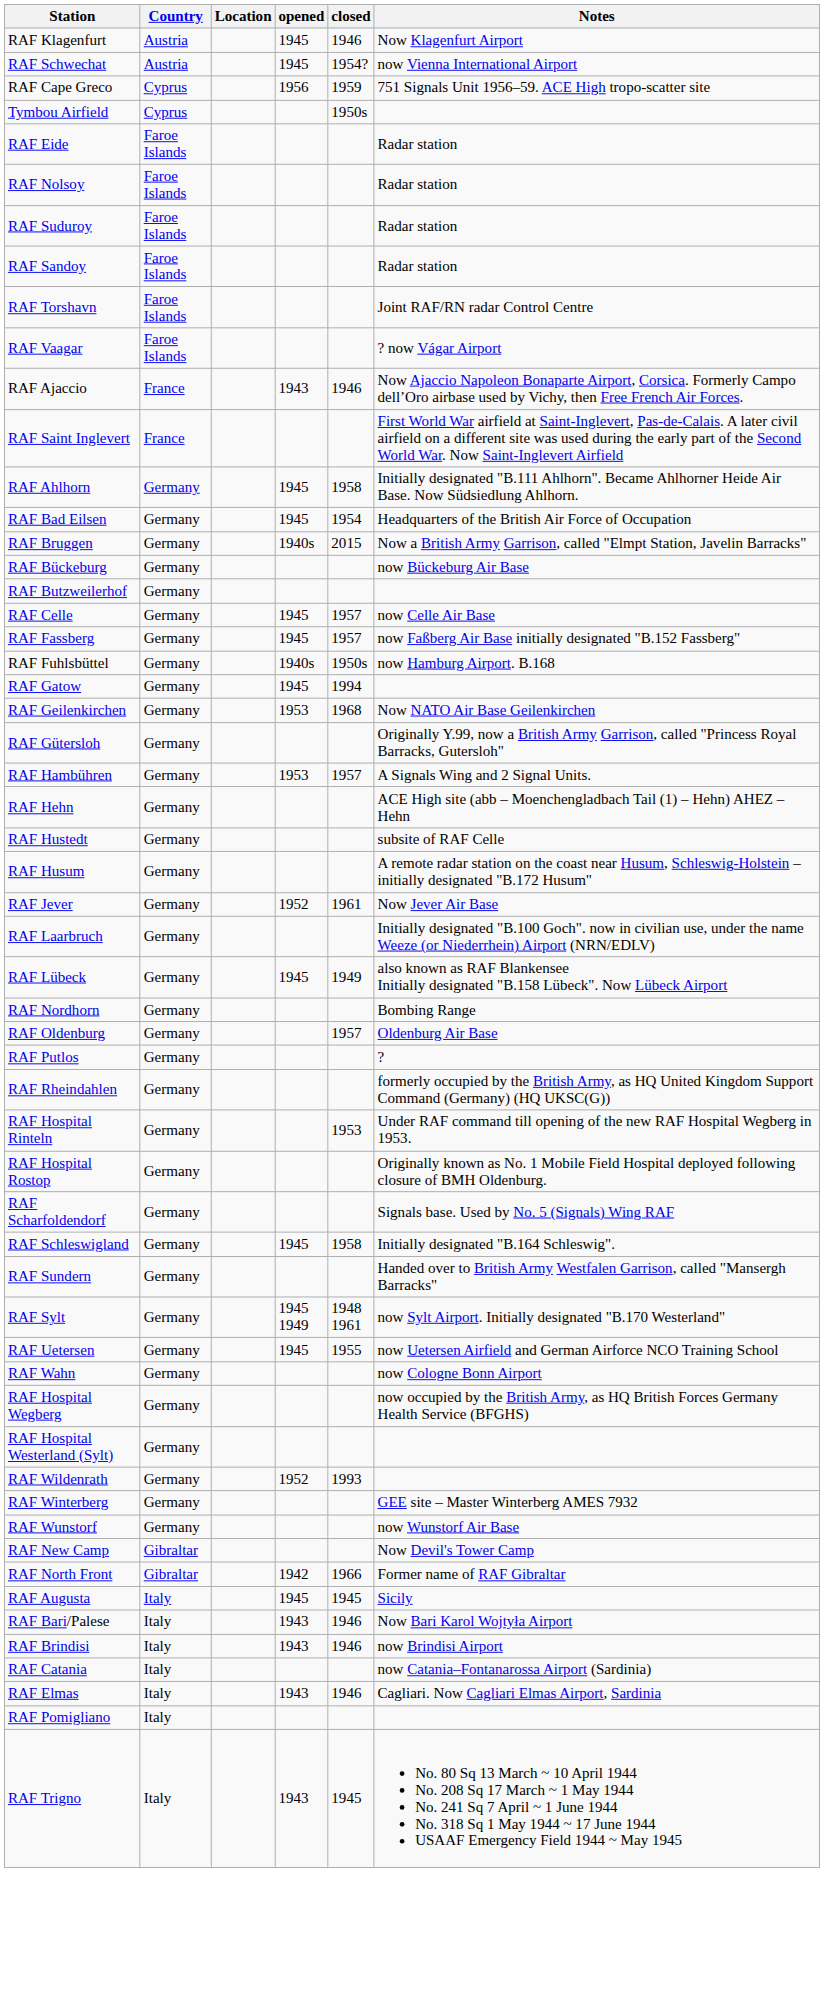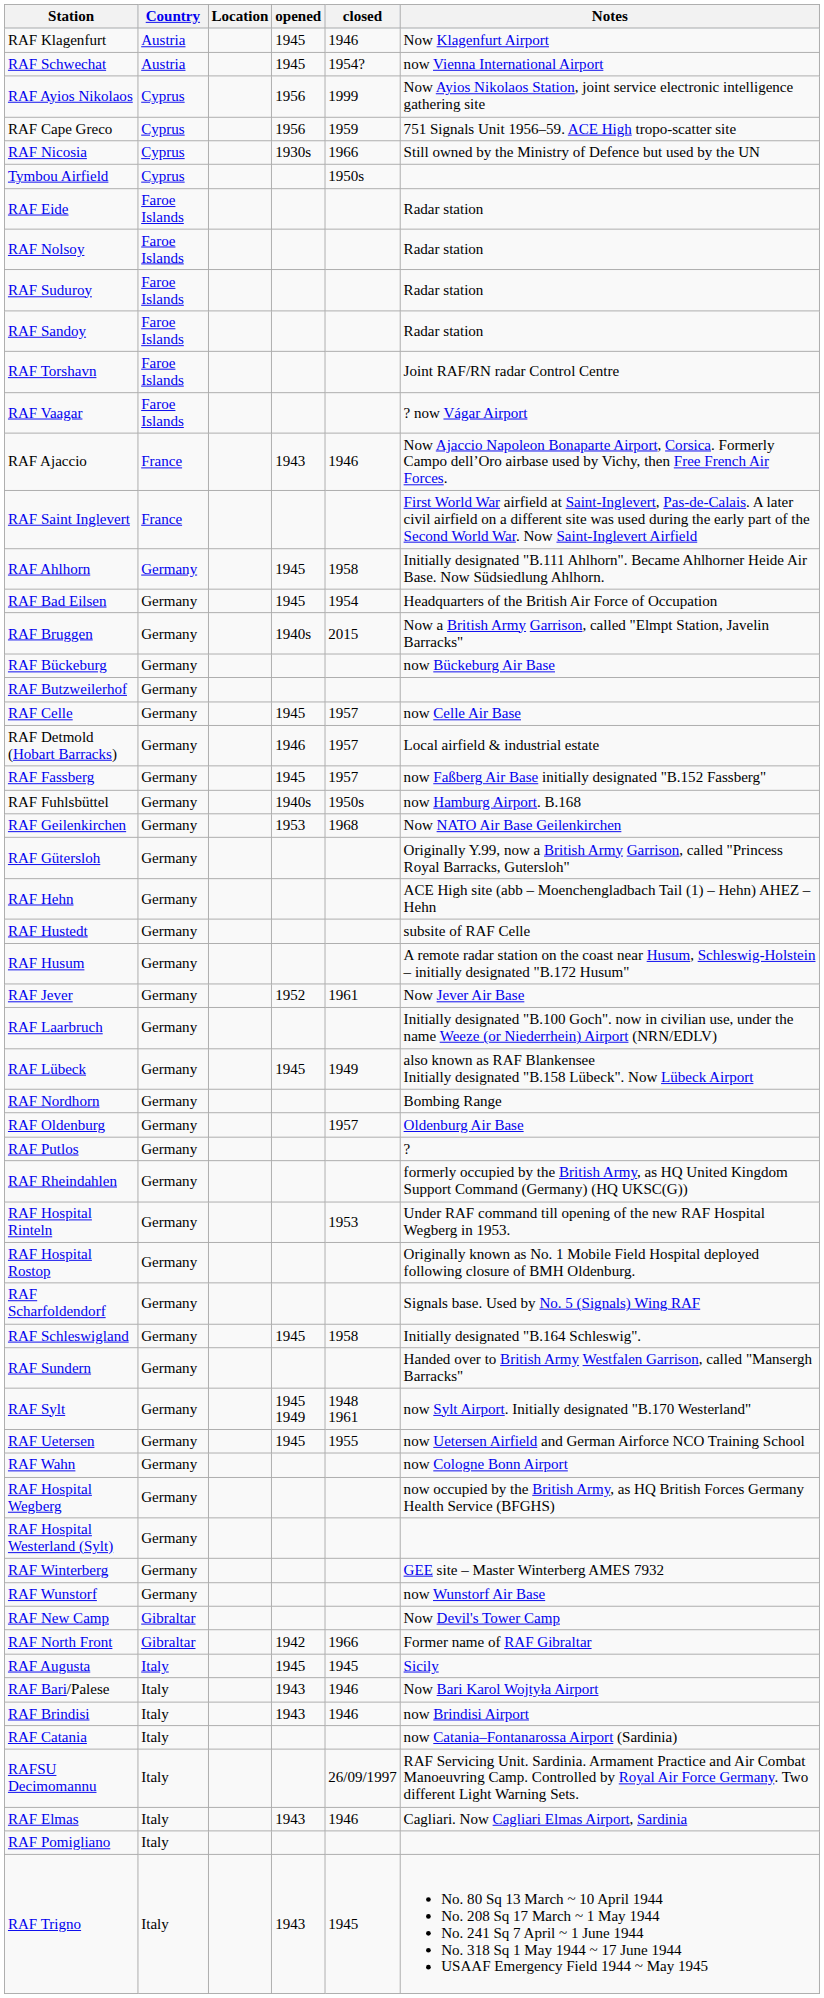+ row: (70, 96)
+ row: (47, 152)
+ row: (62, 745)
- row: (44, 686)
- row: (60, 775)
- row: (58, 1478)
+ row: (52, 1778)
